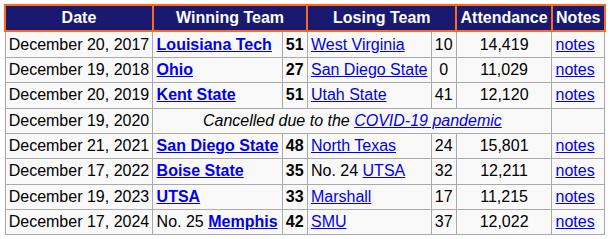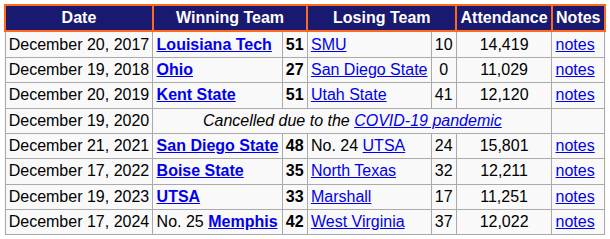(358, 44) West Virginia -> (329, 44) SMU
(353, 146) North Texas -> (358, 146) No. 24 UTSA
(358, 171) No. 24 UTSA -> (353, 171) North Texas
(504, 196) 11,215 -> (504, 196) 11,251
(329, 222) SMU -> (358, 222) West Virginia
